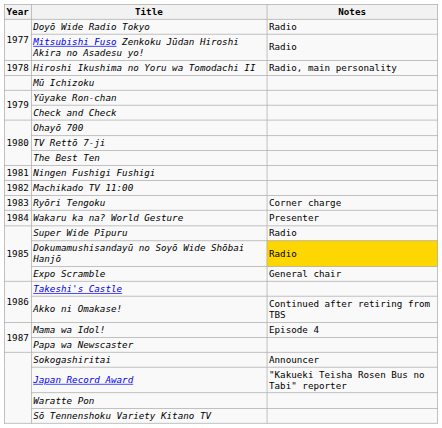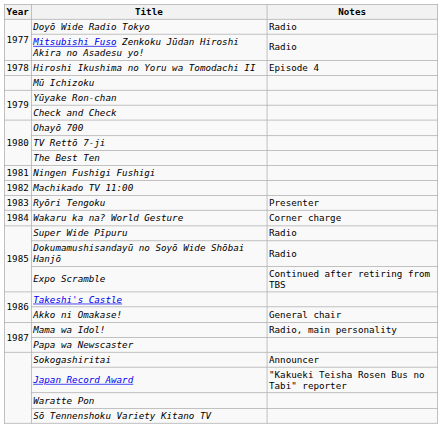(333, 68) Radio, main personality -> (294, 68) Episode 4
(305, 203) Corner charge -> (294, 203) Presenter
(294, 218) Presenter -> (305, 218) Corner charge
(283, 253) gold background -> (283, 253) no background
(305, 274) General chair -> (350, 279) Continued after retiring from TBS
(350, 309) Continued after retiring from TBS -> (305, 315) General chair
(294, 330) Episode 4 -> (333, 330) Radio, main personality
